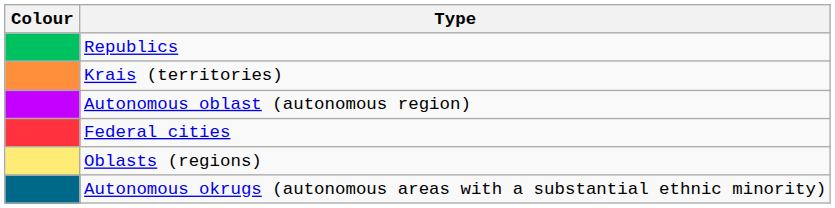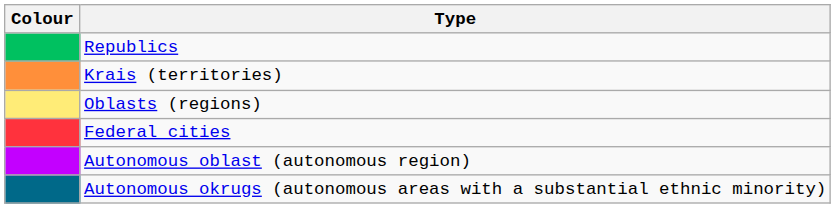rows swapped: (173, 161) <-> (278, 104)
